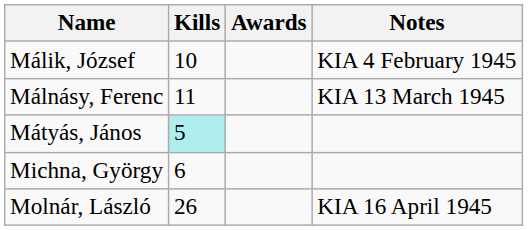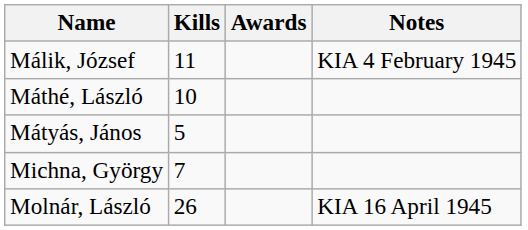(185, 59) 10 -> (185, 59) 11
- row: (87, 96)
+ row: (76, 96)
(180, 133) paleturquoise background -> (179, 133) no background
(180, 170) 6 -> (179, 170) 7
